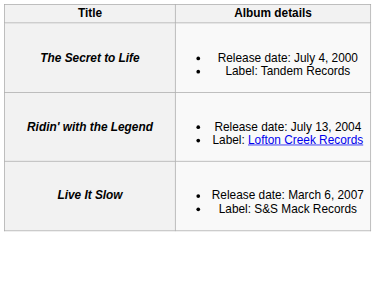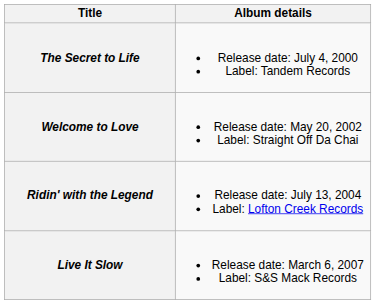+ row: (90, 126)
